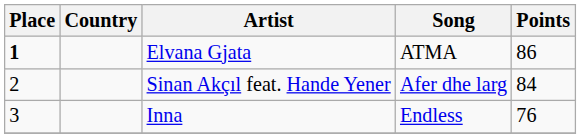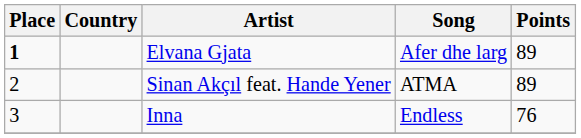(429, 52) ATMA -> (454, 52) Afer dhe larg
(526, 52) 86 -> (526, 52) 89
(454, 84) Afer dhe larg -> (429, 84) ATMA
(526, 84) 84 -> (526, 84) 89
